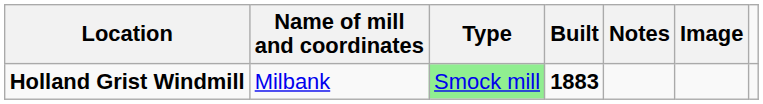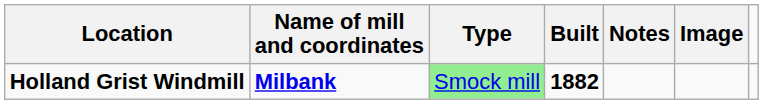(292, 81) normal -> (295, 81) bold
(575, 81) 1883 -> (575, 81) 1882
